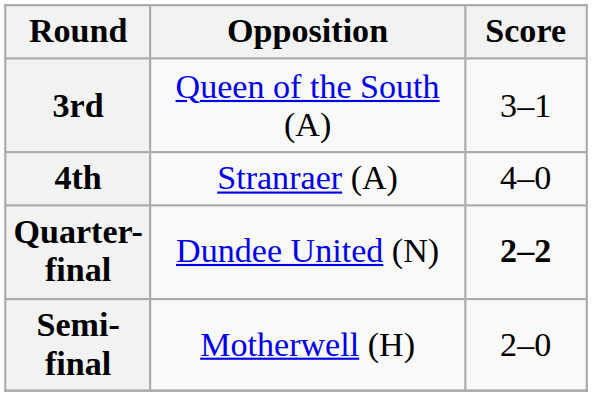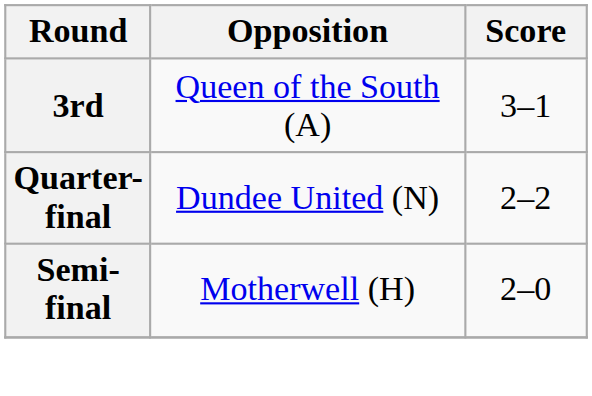- row: (78, 178)
(526, 251) bold -> (526, 197) normal
